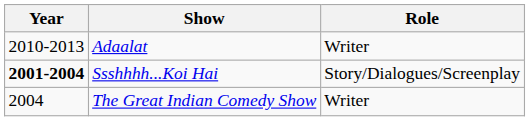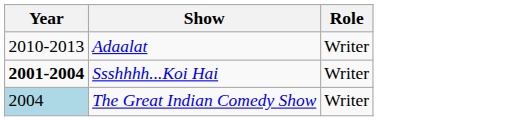(422, 73) Story/Dialogues/Screenplay -> (347, 73) Writer
(26, 101) no background -> (26, 101) lightblue background
